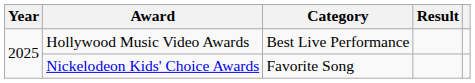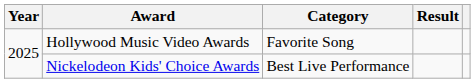(338, 41) Best Live Performance -> (310, 41) Favorite Song
(310, 66) Favorite Song -> (338, 66) Best Live Performance
